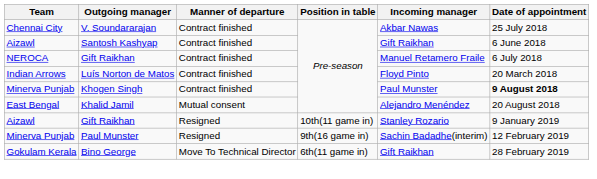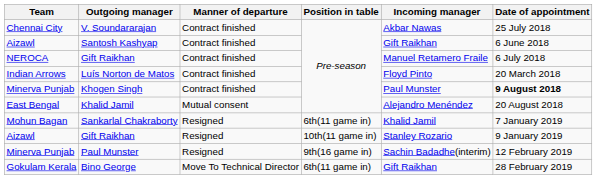+ row: (37, 120)
